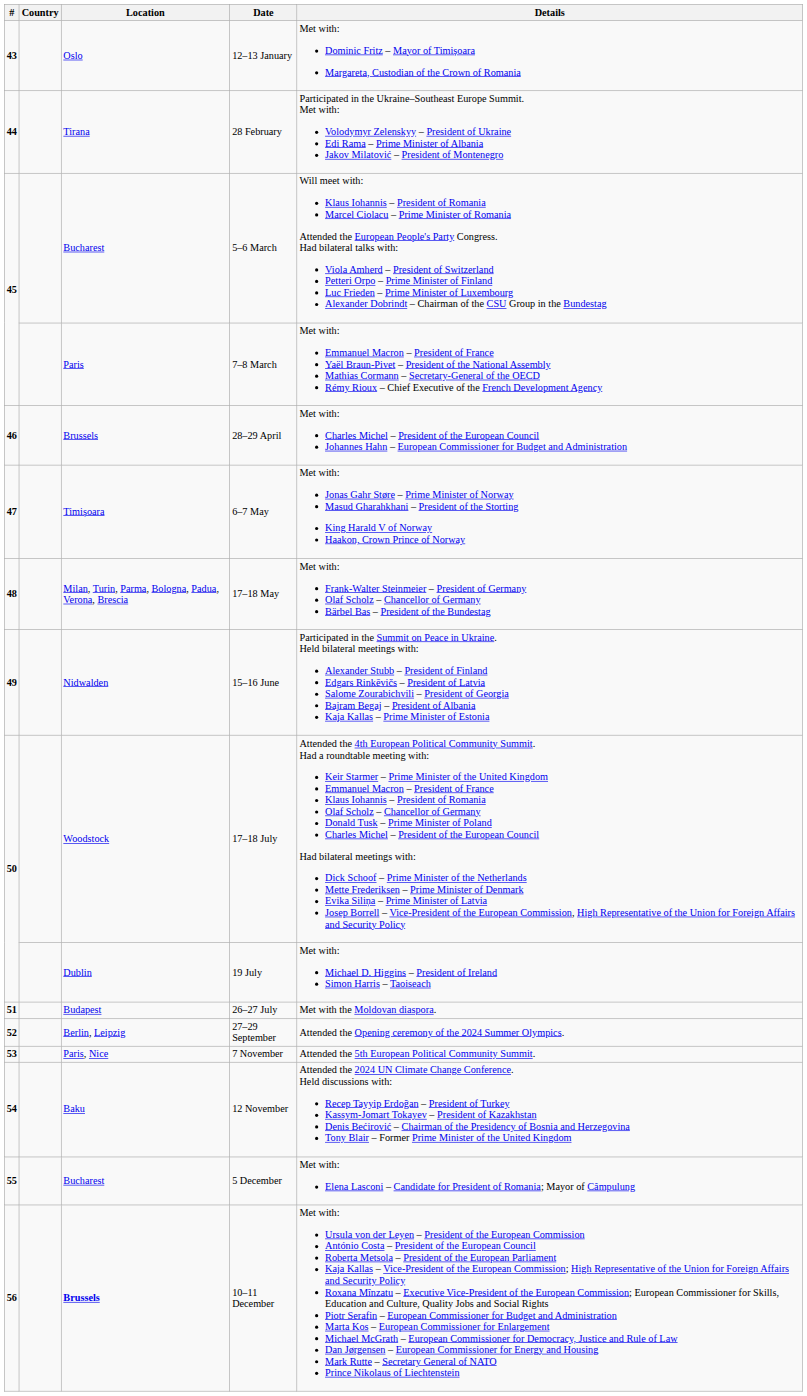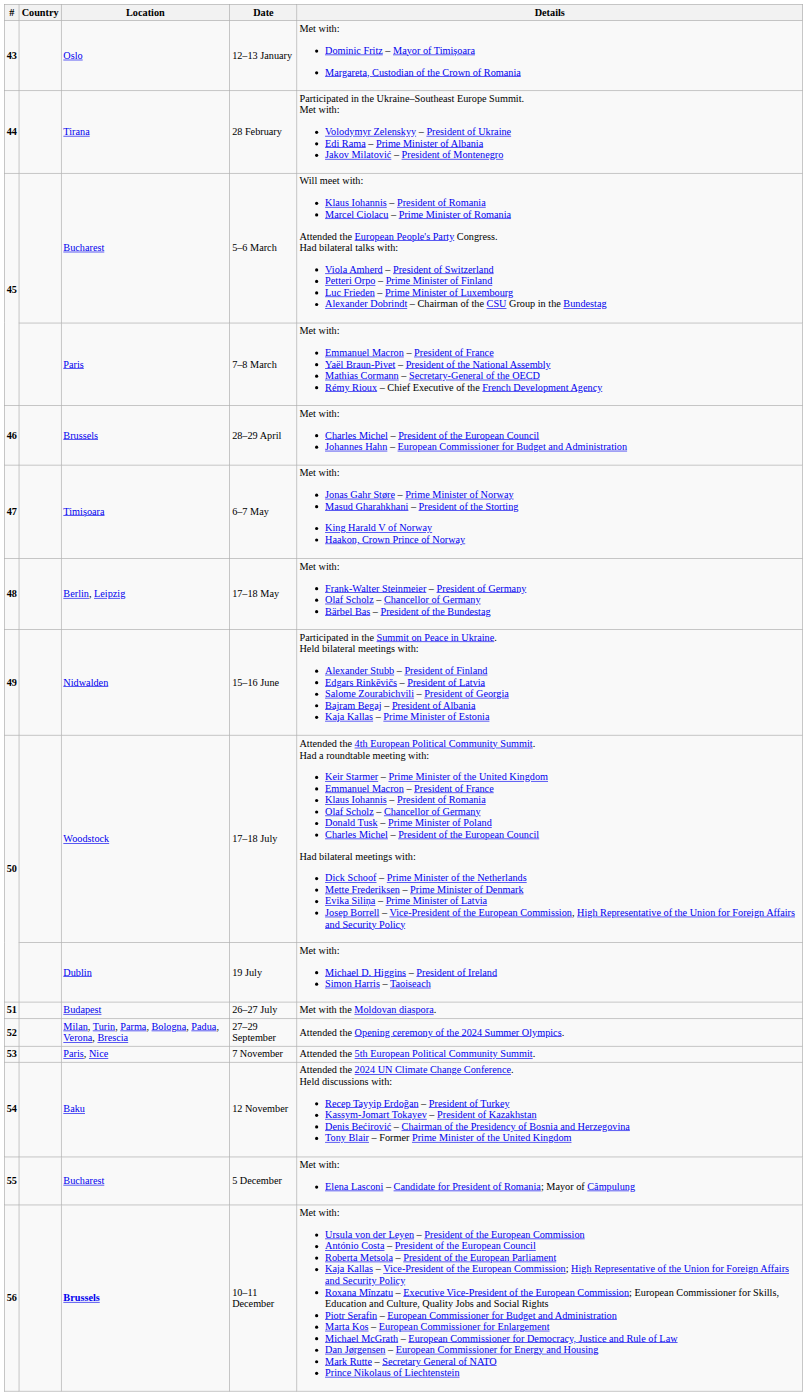(141, 594) Milan, Turin, Parma, Bologna, Padua, Verona, Brescia -> (94, 594) Berlin, Leipzig
(94, 1032) Berlin, Leipzig -> (141, 1032) Milan, Turin, Parma, Bologna, Padua, Verona, Brescia
